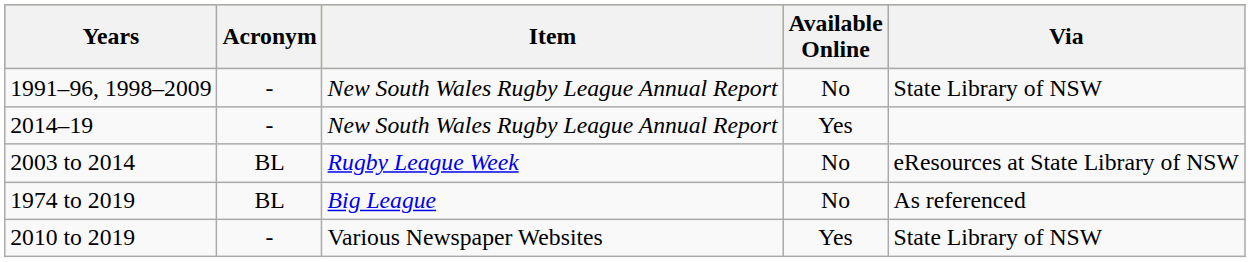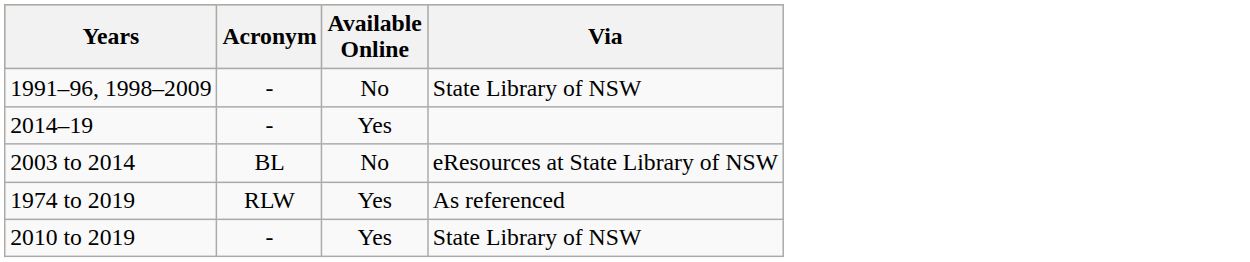- column: (553, 36)
(270, 200) BL -> (270, 200) RLW
(836, 200) No -> (375, 200) Yes
